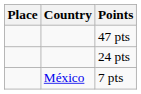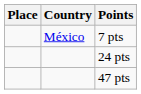rows swapped: (111, 78) <-> (114, 36)
